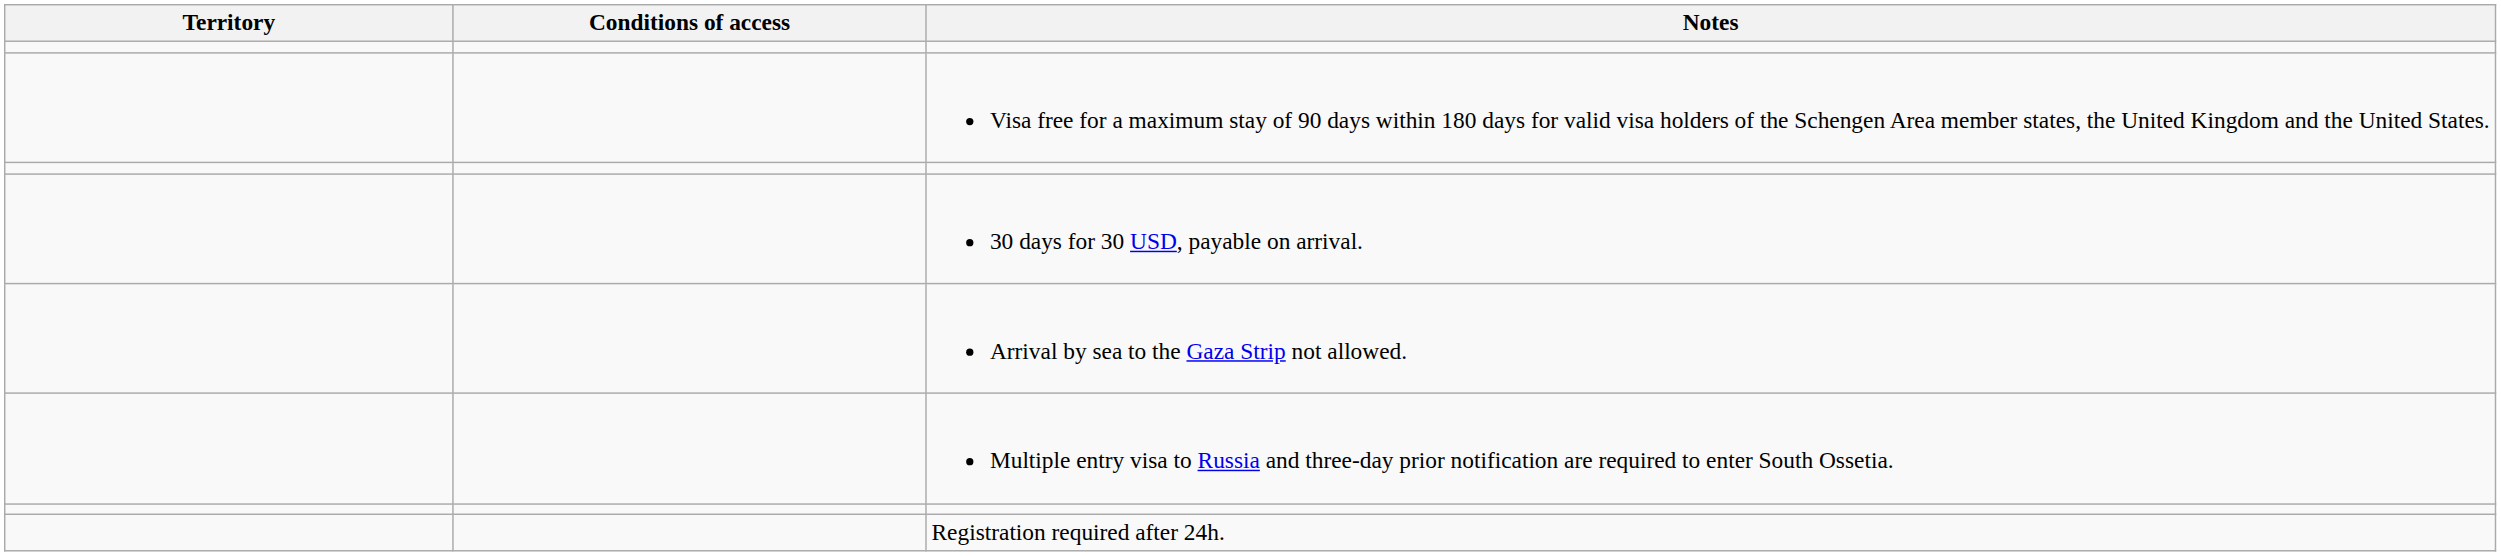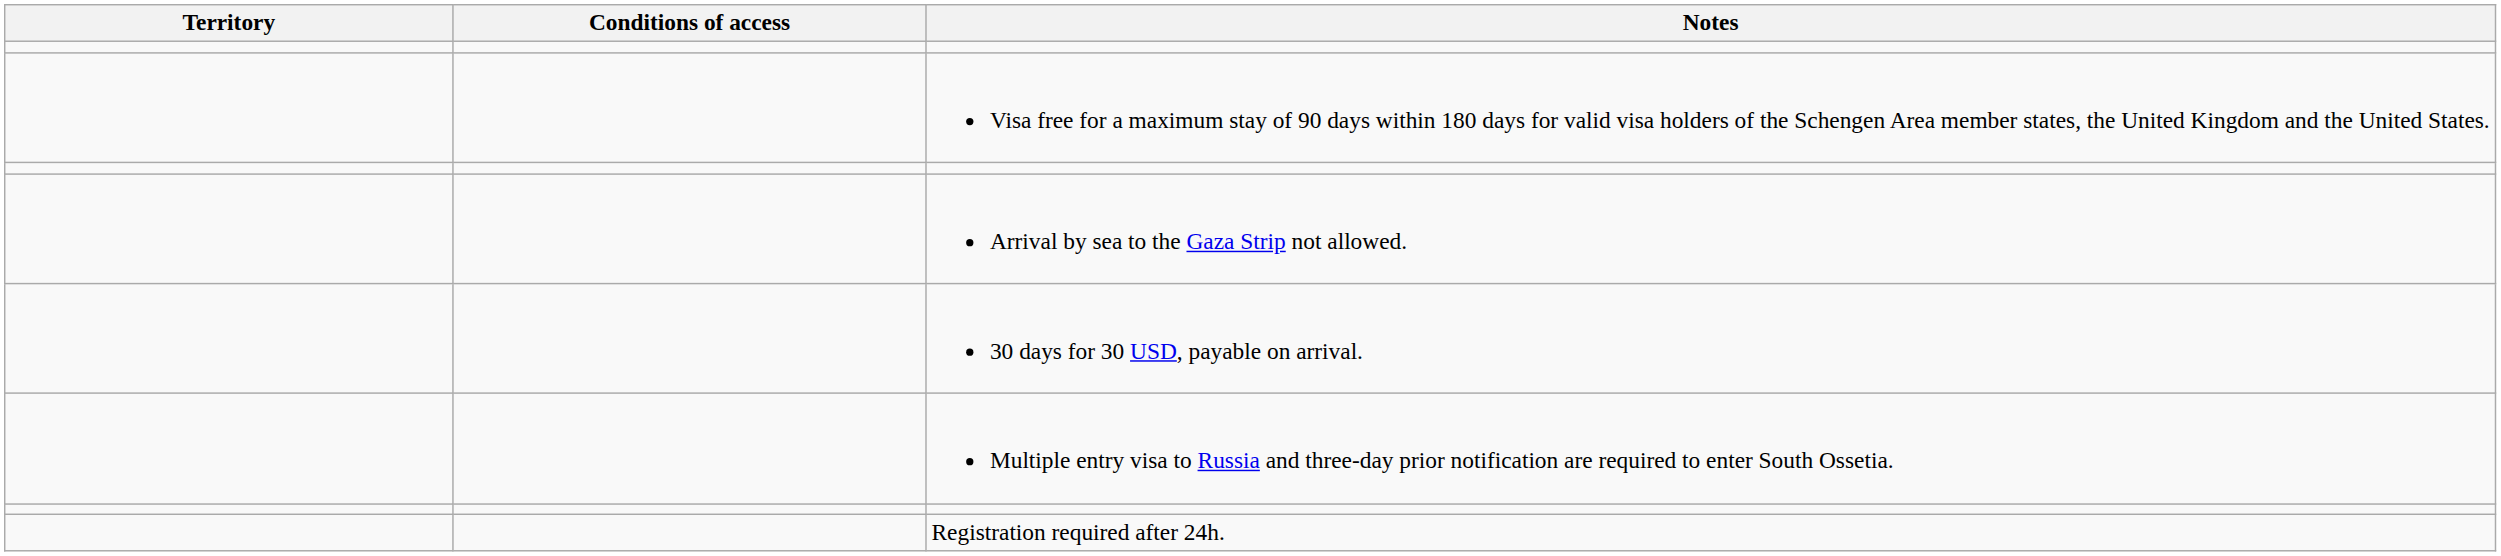rows swapped: (229, 338) <-> (229, 228)
